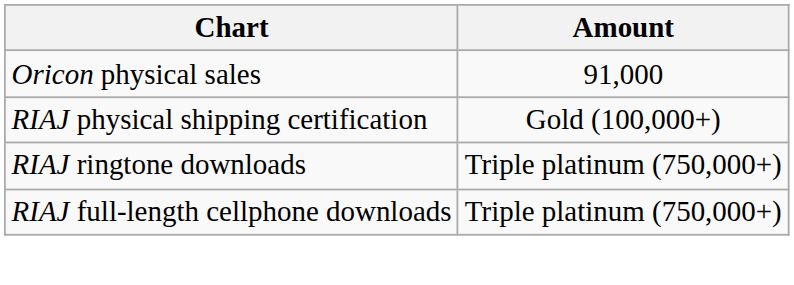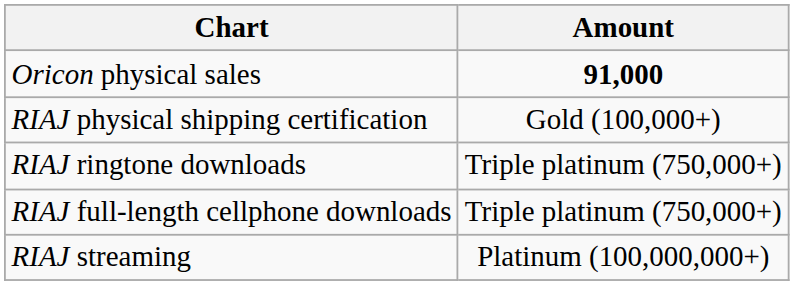(623, 73) normal -> (623, 73) bold
+ row: (101, 257)
